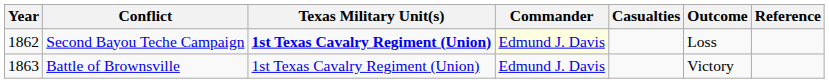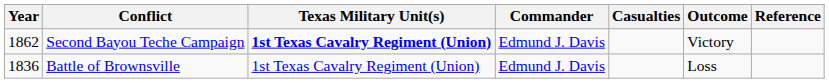(552, 41) lightyellow background -> (552, 41) no background
(702, 41) Loss -> (711, 41) Victory
(24, 66) 1863 -> (24, 66) 1836
(711, 66) Victory -> (702, 66) Loss
